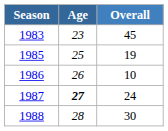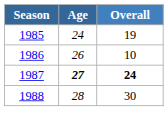- row: (32, 35)
(78, 55) 25 -> (78, 35) 24
(130, 96) normal -> (130, 75) bold
